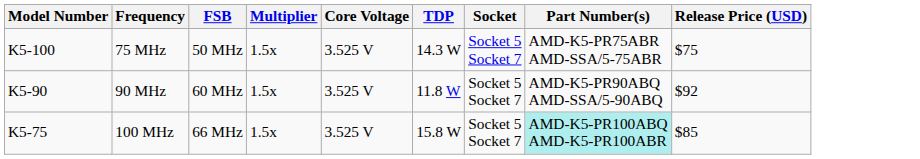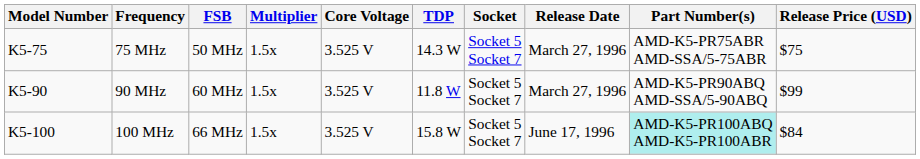+ column: (577, 16)
(31, 49) K5-100 -> (28, 49) K5-75
(686, 91) $92 -> (791, 91) $99
(28, 132) K5-75 -> (31, 132) K5-100
(686, 132) $85 -> (791, 132) $84
